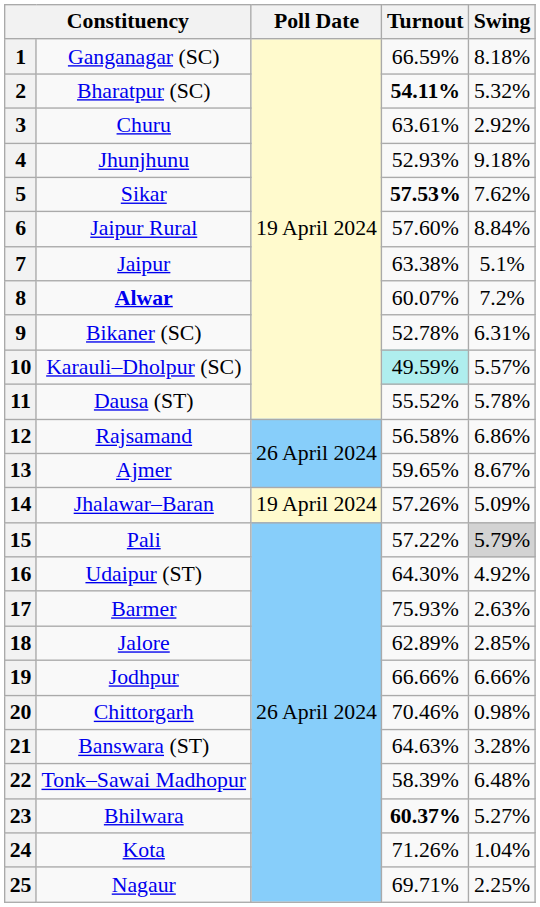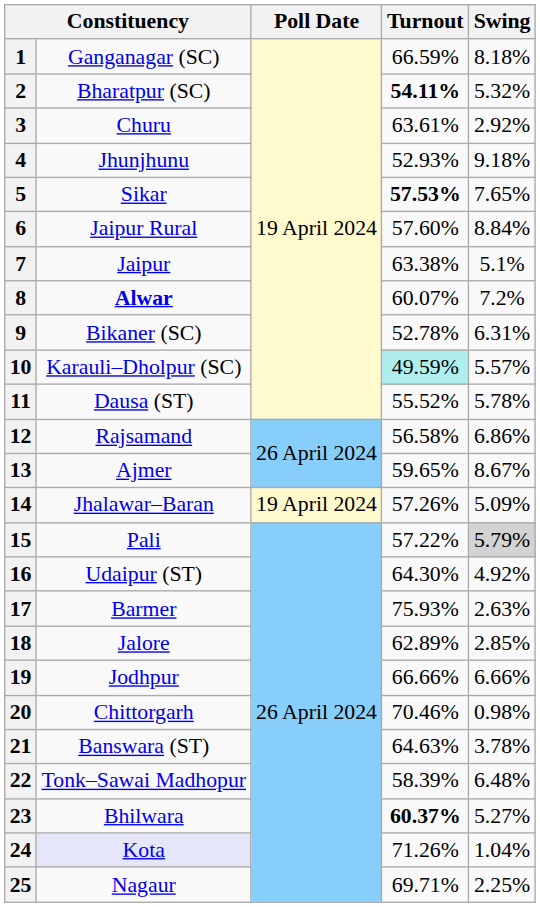(502, 194) 7.62% -> (502, 194) 7.65%
(502, 746) 3.28% -> (502, 746) 3.78%
(144, 849) no background -> (144, 849) lavender background
